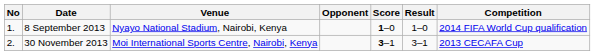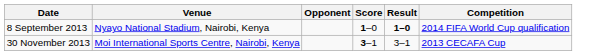- column: (13, 12)
(420, 27) normal -> (402, 27) bold
